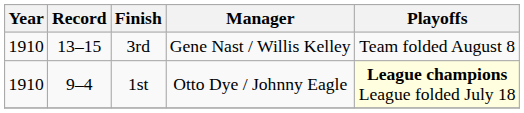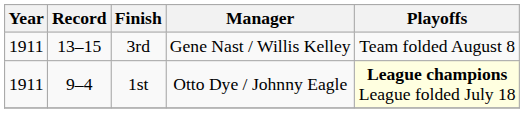(26, 46) 1910 -> (26, 46) 1911
(26, 84) 1910 -> (26, 84) 1911
